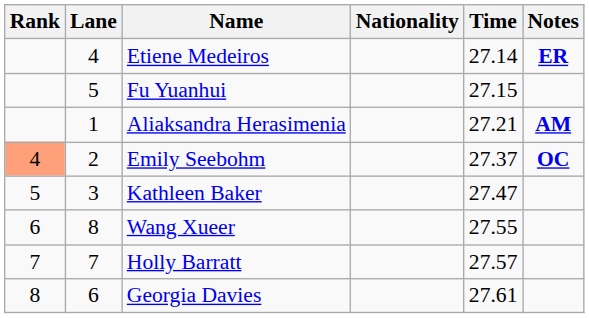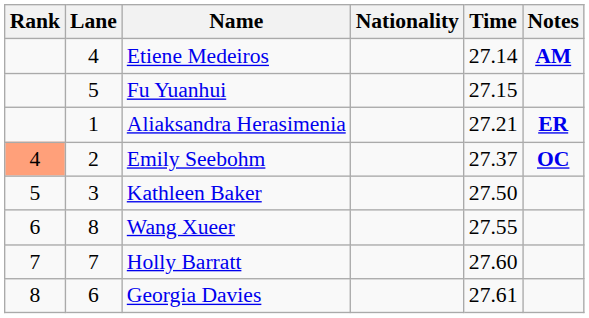(553, 55) ER -> (553, 55) AM
(553, 124) AM -> (553, 124) ER
(493, 192) 27.47 -> (493, 192) 27.50
(493, 261) 27.57 -> (493, 261) 27.60
